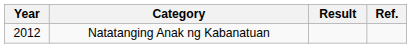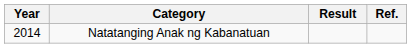(27, 33) 2012 -> (27, 33) 2014
